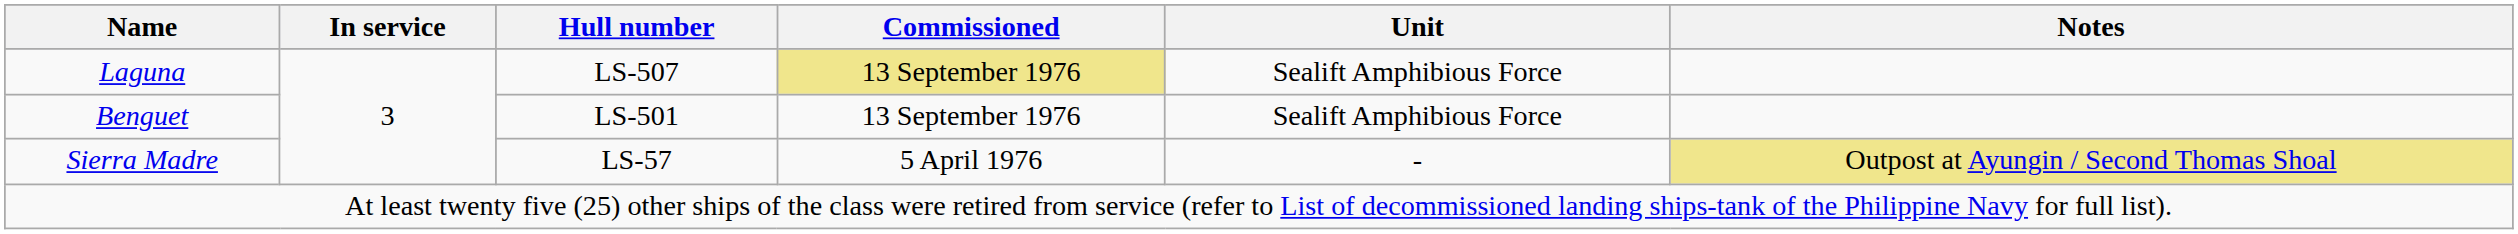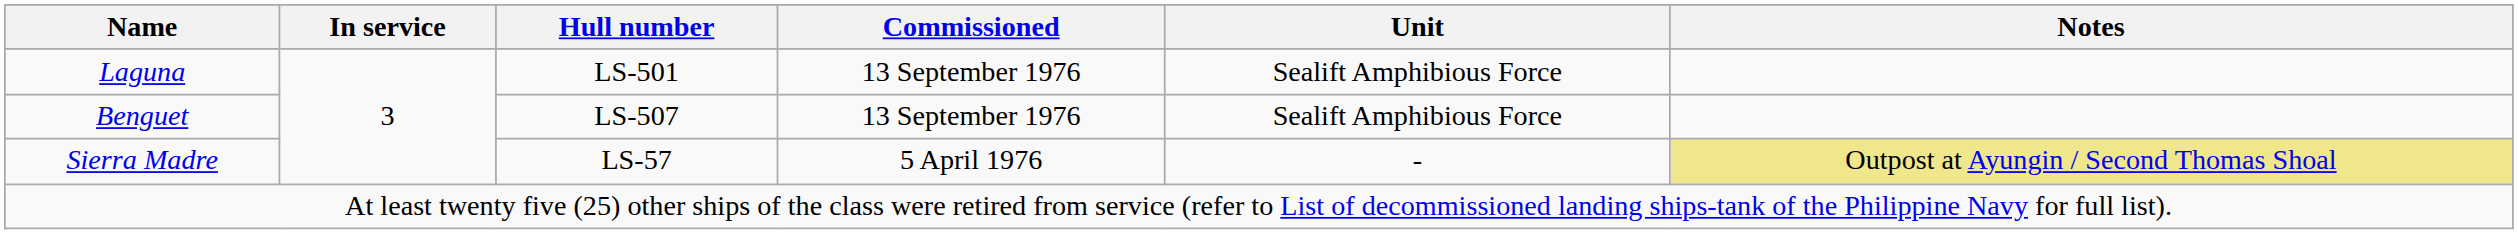(637, 71) LS-507 -> (637, 71) LS-501
(971, 71) khaki background -> (971, 71) no background
(637, 116) LS-501 -> (637, 116) LS-507
